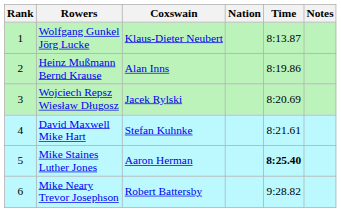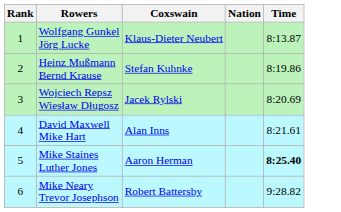- column: (320, 13)
(147, 68) Alan Inns -> (159, 68) Stefan Kuhnke
(159, 130) Stefan Kuhnke -> (147, 130) Alan Inns
